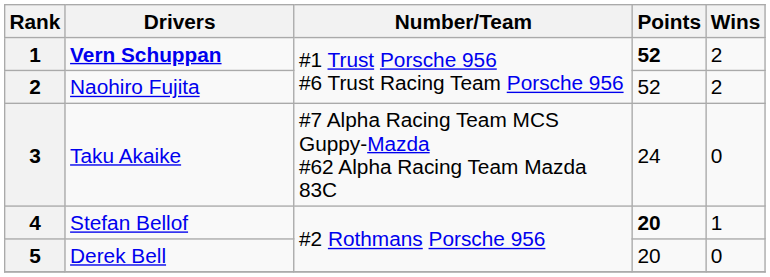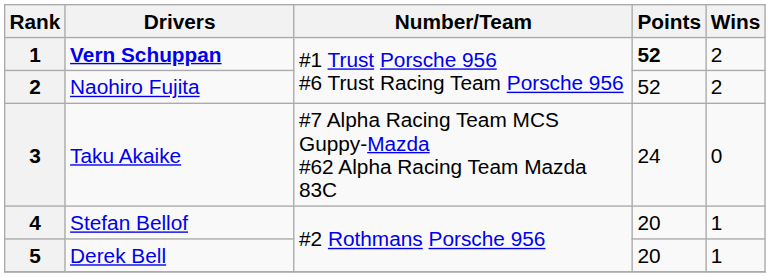(649, 223) bold -> (649, 223) normal
(716, 256) 0 -> (716, 256) 1
